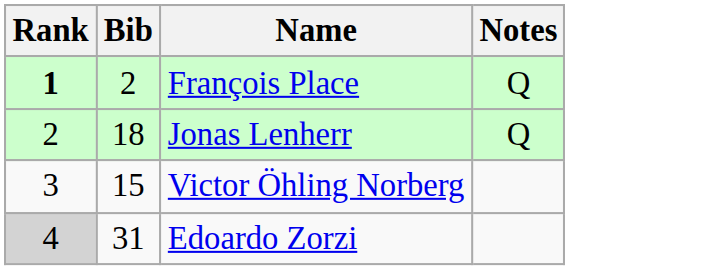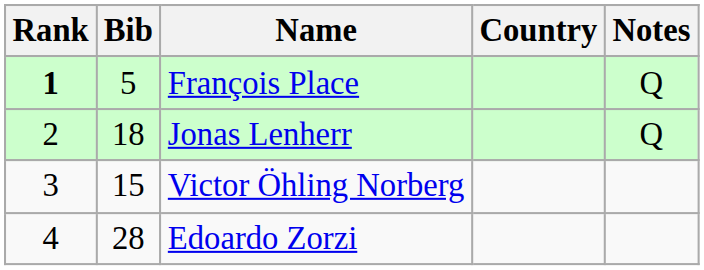+ column: (538, 30)
(128, 82) 2 -> (128, 82) 5
(51, 237) lightgrey background -> (51, 237) no background
(128, 237) 31 -> (128, 237) 28
